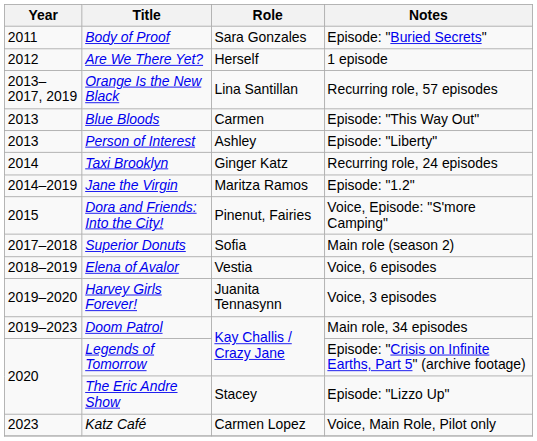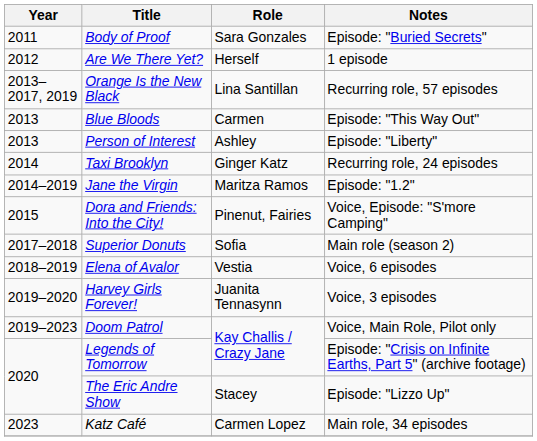(397, 327) Main role, 34 episodes -> (412, 327) Voice, Main Role, Pilot only
(412, 424) Voice, Main Role, Pilot only -> (397, 424) Main role, 34 episodes
